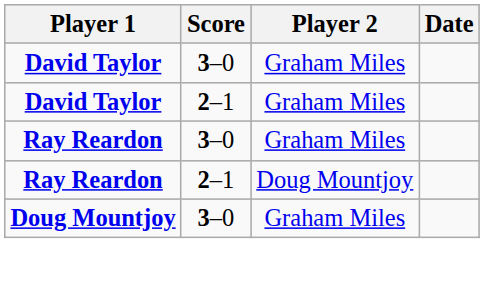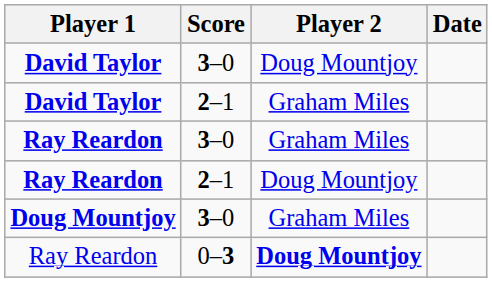(335, 62) Graham Miles -> (339, 62) Doug Mountjoy
+ row: (93, 256)
